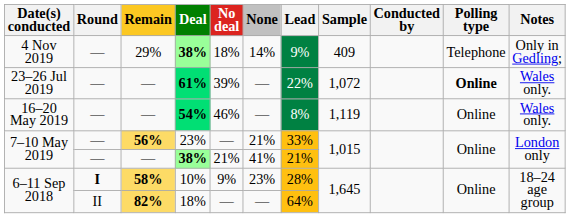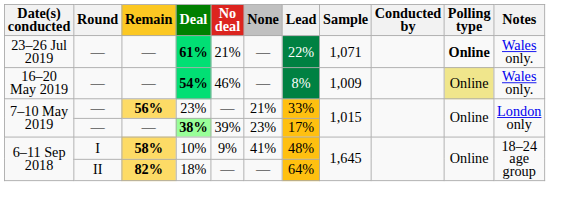- row: (39, 51)
(227, 83) 39% -> (227, 51) 21%
(344, 83) 1,072 -> (346, 51) 1,071
(344, 114) 1,119 -> (346, 83) 1,009
(476, 114) no background -> (469, 83) khaki background
(227, 158) 21% -> (227, 127) 39%
(262, 158) 41% -> (263, 127) 23%
(300, 158) 21% -> (301, 127) 17%
(97, 179) bold -> (98, 147) normal
(262, 179) 23% -> (263, 147) 41%
(300, 179) 28% -> (301, 147) 48%
